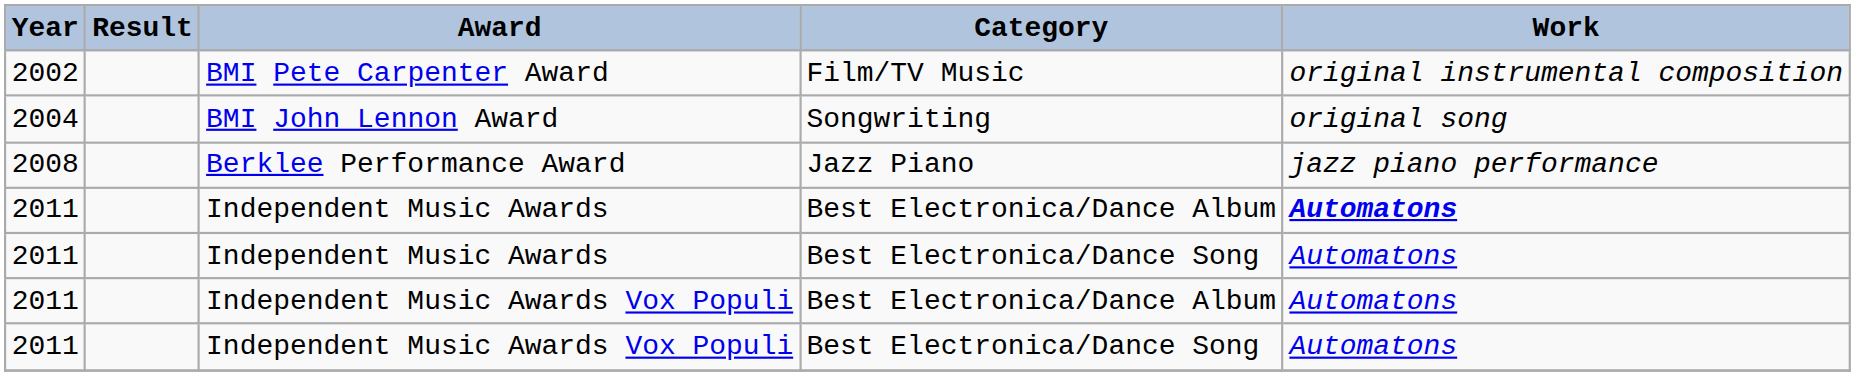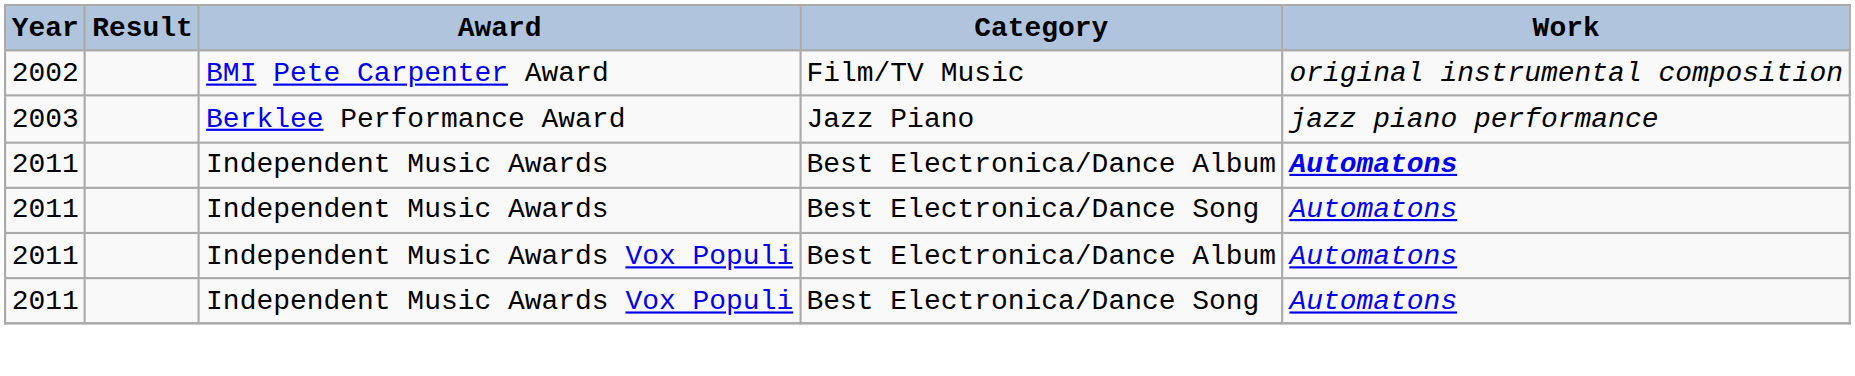- row: (382, 119)
(45, 165) 2008 -> (45, 119) 2003
